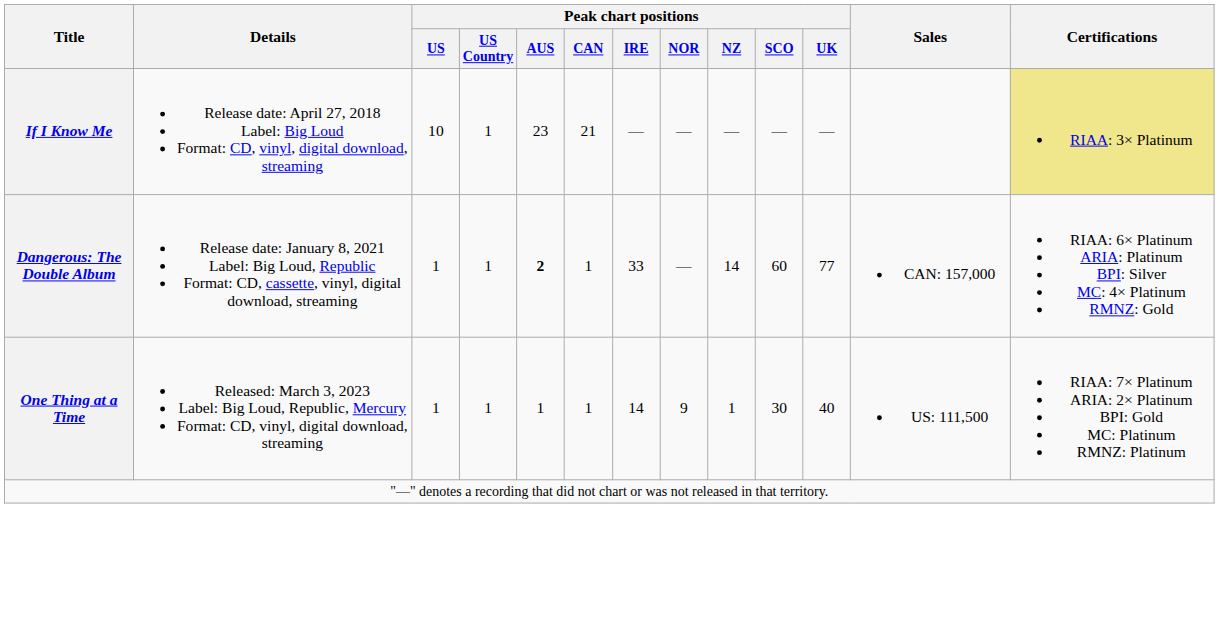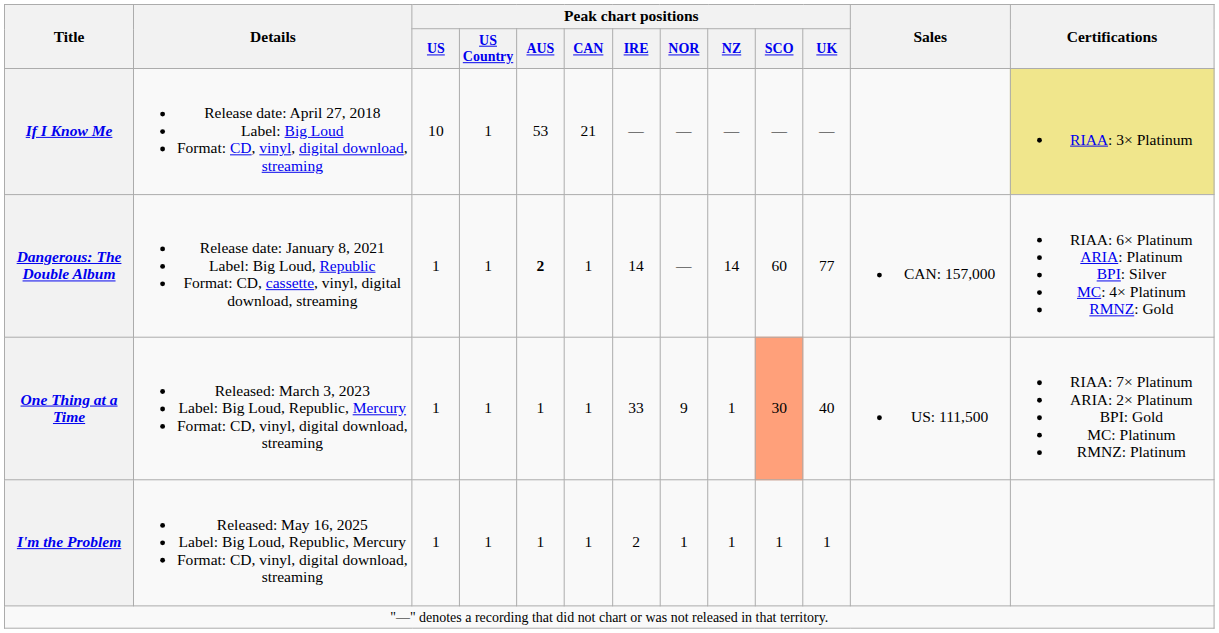(540, 131) 23 -> (540, 131) 53
(636, 265) 33 -> (636, 265) 14
(636, 408) 14 -> (636, 408) 33
(779, 408) no background -> (779, 408) lightsalmon background
+ row: (69, 542)
